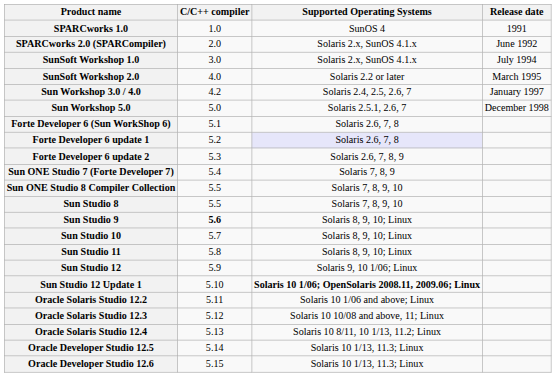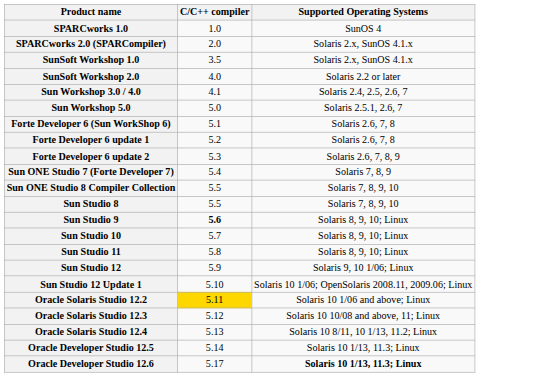- column: (517, 12)
(215, 60) 3.0 -> (215, 60) 3.5
(215, 92) 4.2 -> (215, 92) 4.1
(367, 140) lavender background -> (363, 140) no background
(367, 284) bold -> (363, 284) normal
(215, 300) no background -> (215, 300) gold background
(215, 364) 5.15 -> (215, 364) 5.17
(367, 364) normal -> (363, 364) bold
